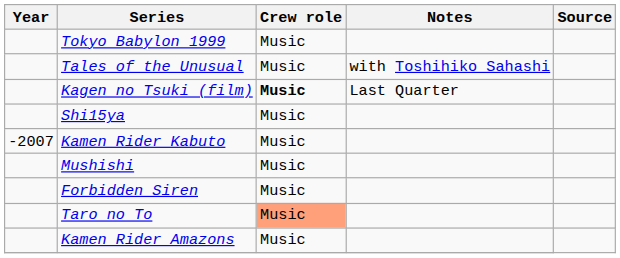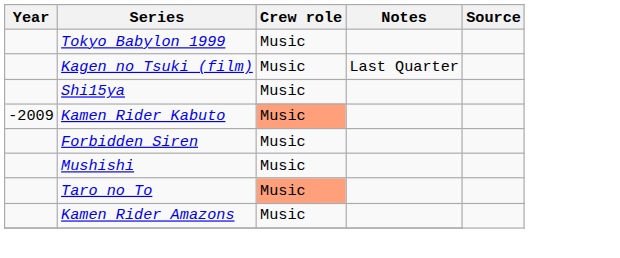- row: (152, 67)
(283, 91) bold -> (283, 67) normal
(31, 141) -2007 -> (31, 116) -2009
(283, 141) no background -> (283, 116) lightsalmon background
rows swapped: (130, 191) <-> (98, 166)
